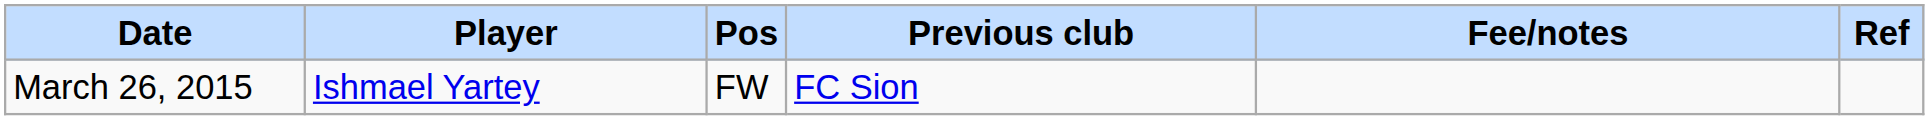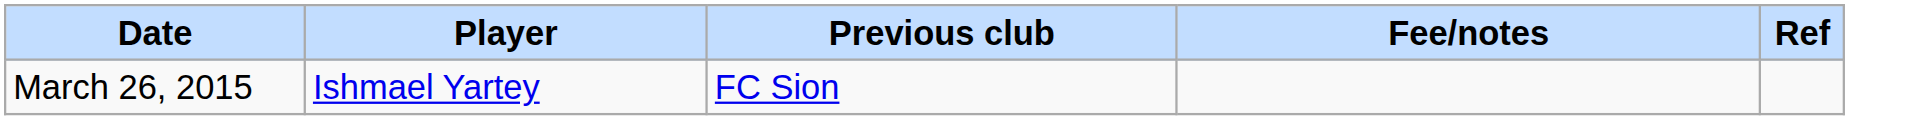- column: (746, 33)
